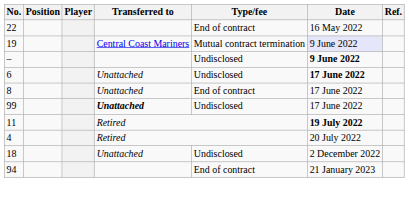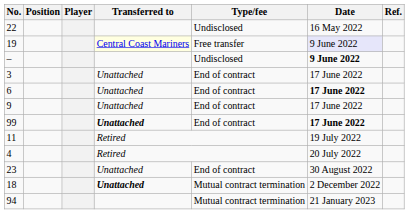(224, 28) End of contract -> (218, 28) Undisclosed
(143, 43) no background -> (143, 43) lightyellow background
(249, 43) Mutual contract termination -> (219, 43) Free transfer
+ row: (9, 75)
(218, 75) Undisclosed -> (224, 91) End of contract
- row: (9, 91)
+ row: (9, 106)
(218, 106) Undisclosed -> (224, 122) End of contract
(336, 106) normal -> (337, 122) bold
(336, 122) bold -> (335, 138) normal
+ row: (12, 169)
(120, 153) normal -> (120, 185) bold
(218, 153) Undisclosed -> (249, 185) Mutual contract termination
(224, 169) End of contract -> (249, 201) Mutual contract termination
